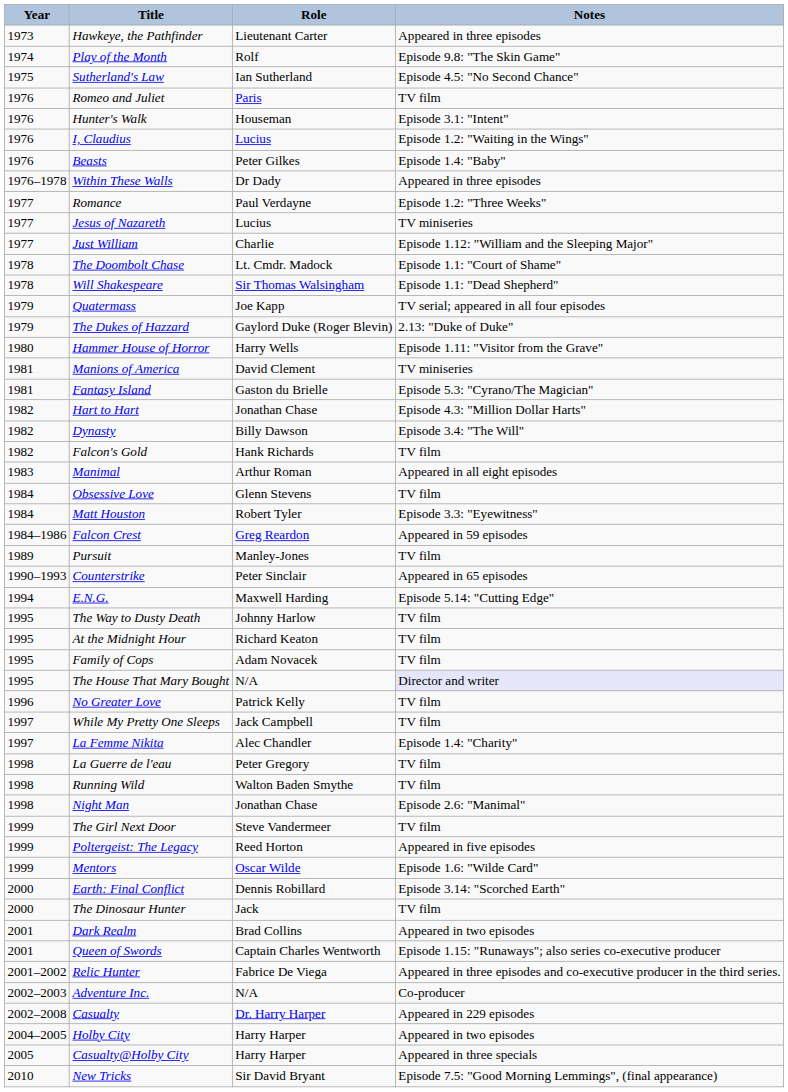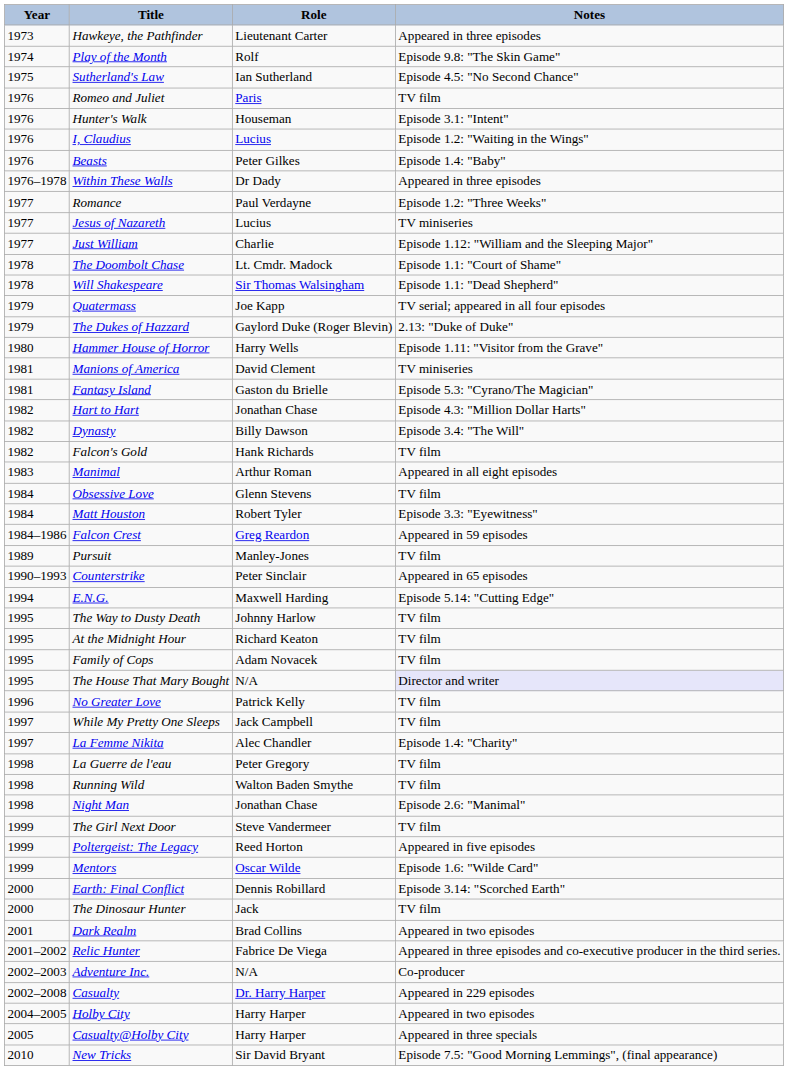- row: (117, 951)
